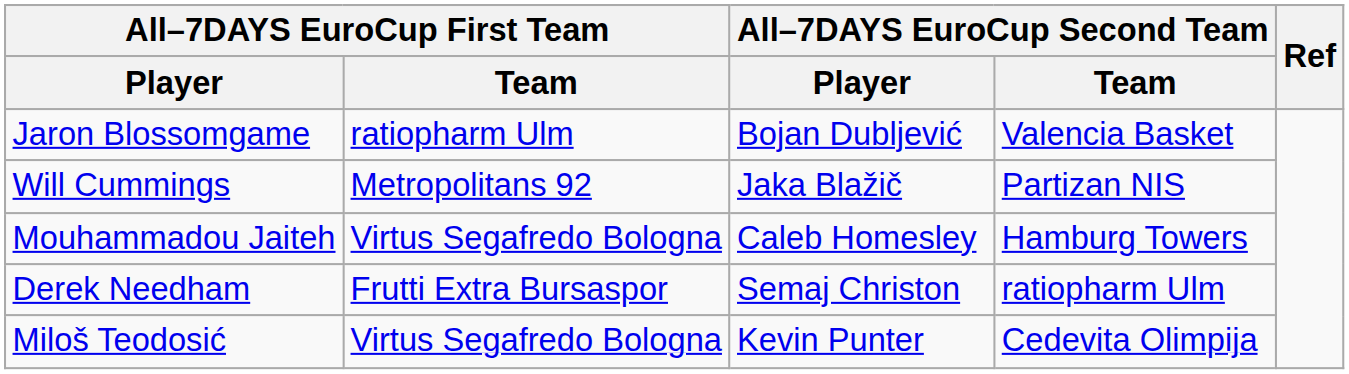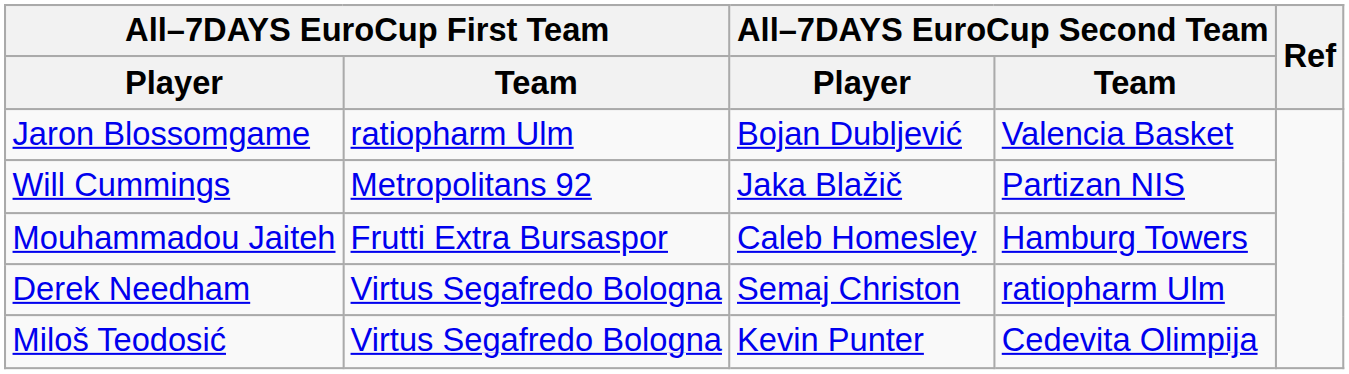(536, 237) Virtus Segafredo Bologna -> (509, 237) Frutti Extra Bursaspor
(509, 289) Frutti Extra Bursaspor -> (536, 289) Virtus Segafredo Bologna
